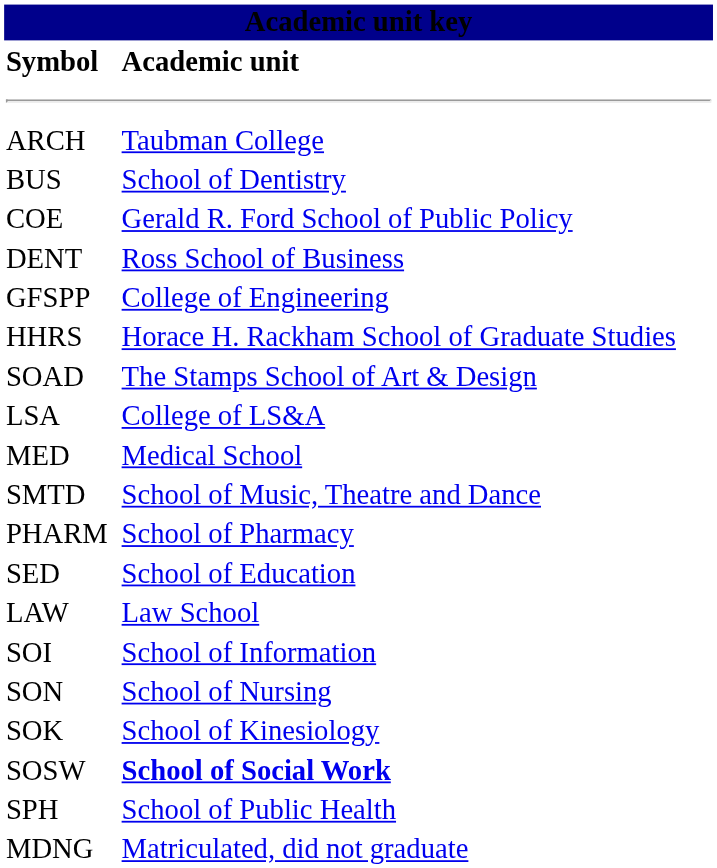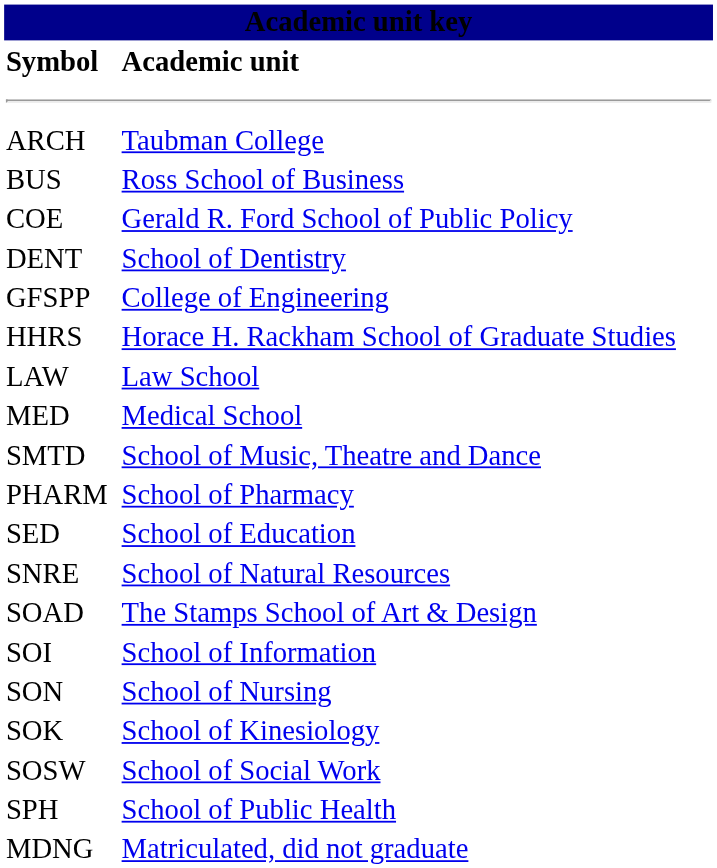(234, 179) School of Dentistry -> (263, 179) Ross School of Business
(263, 258) Ross School of Business -> (234, 258) School of Dentistry
rows swapped: (37, 612) <-> (45, 376)
- row: (33, 415)
+ row: (43, 573)
(256, 770) bold -> (251, 770) normal
